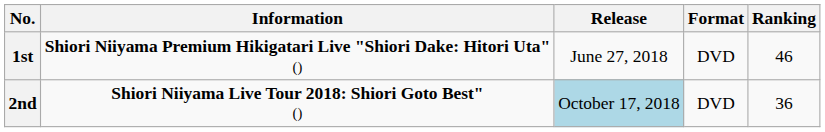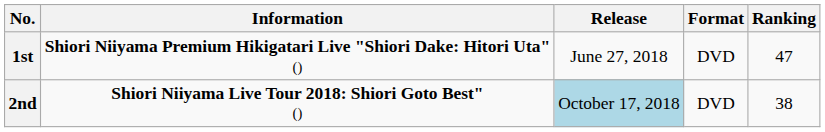(784, 55) 46 -> (784, 55) 47
(784, 103) 36 -> (784, 103) 38
